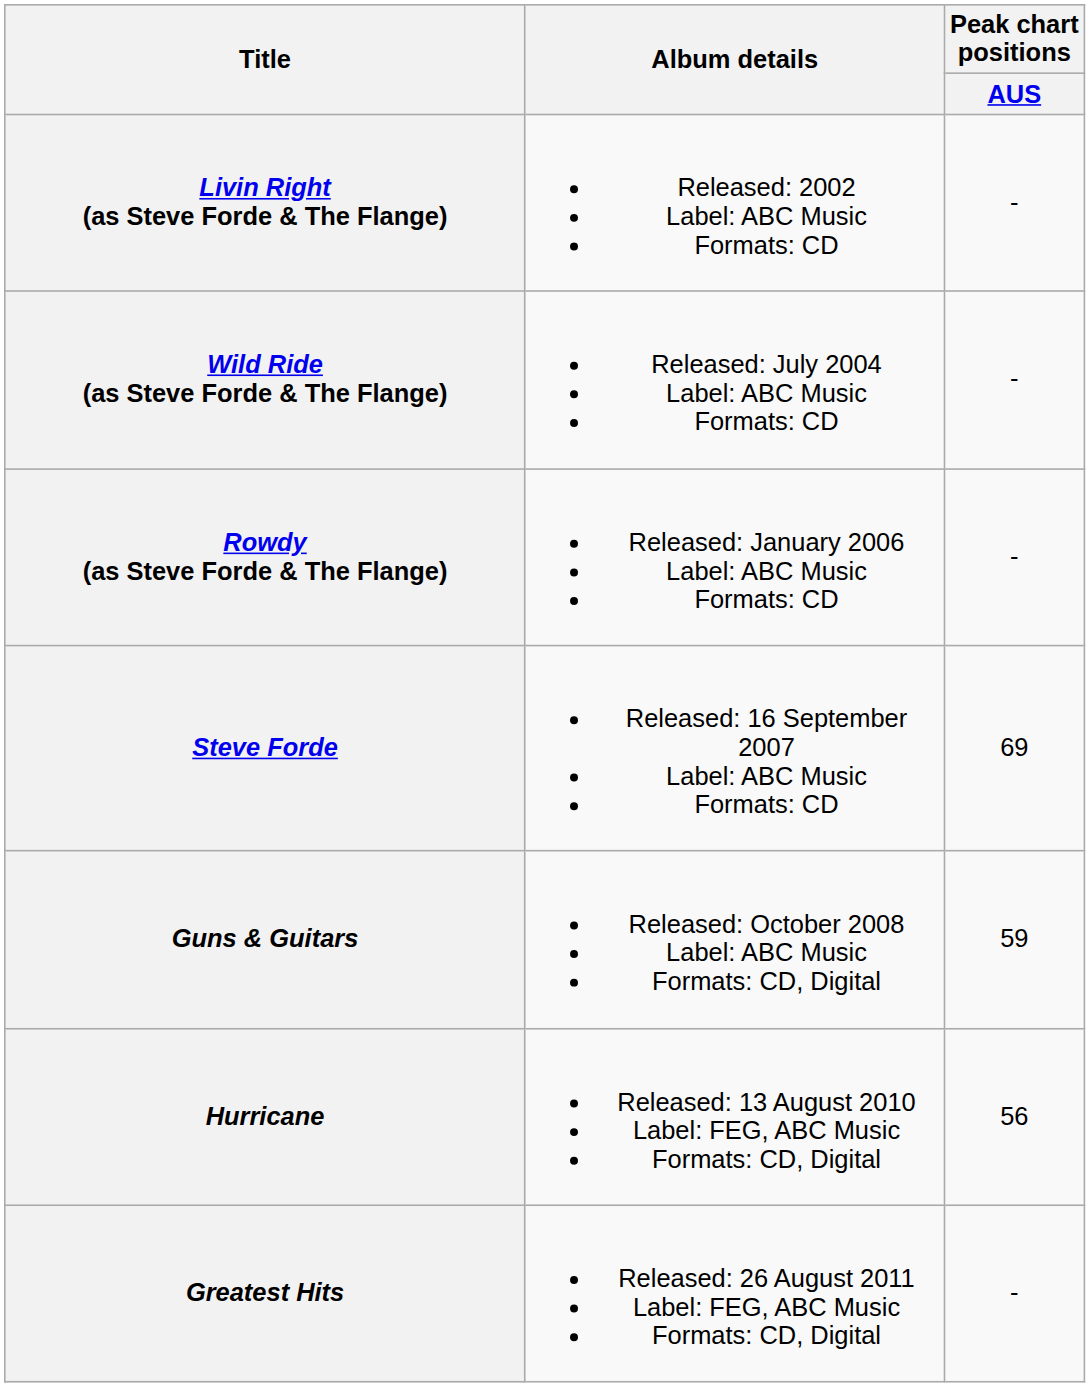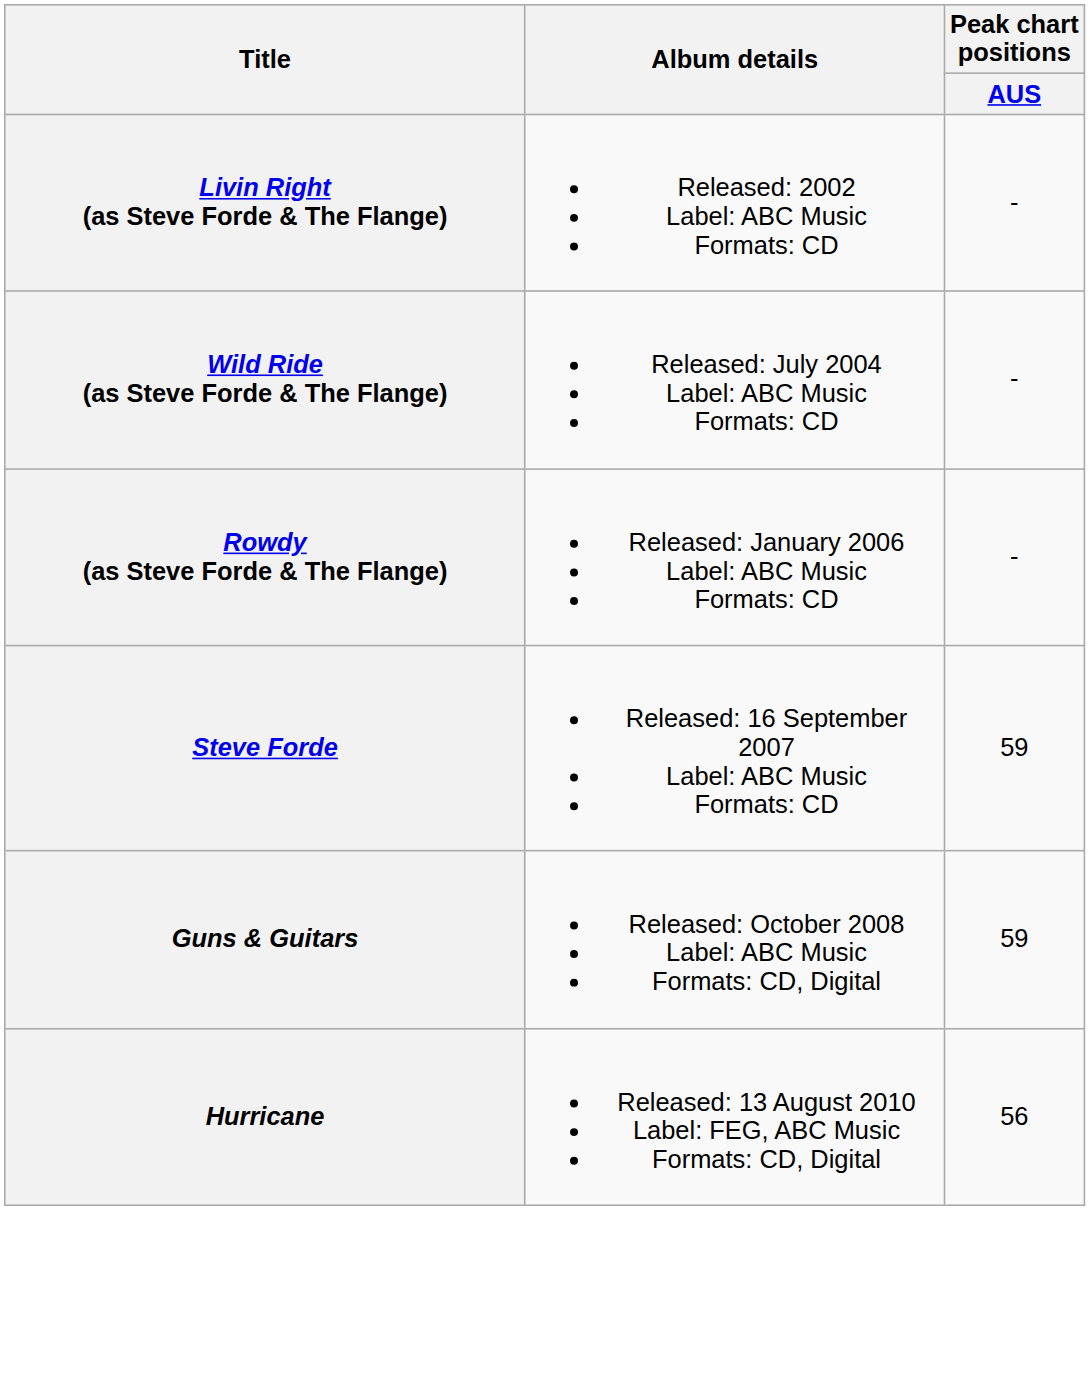(1014, 747) 69 -> (1014, 747) 59
- row: (265, 1293)
